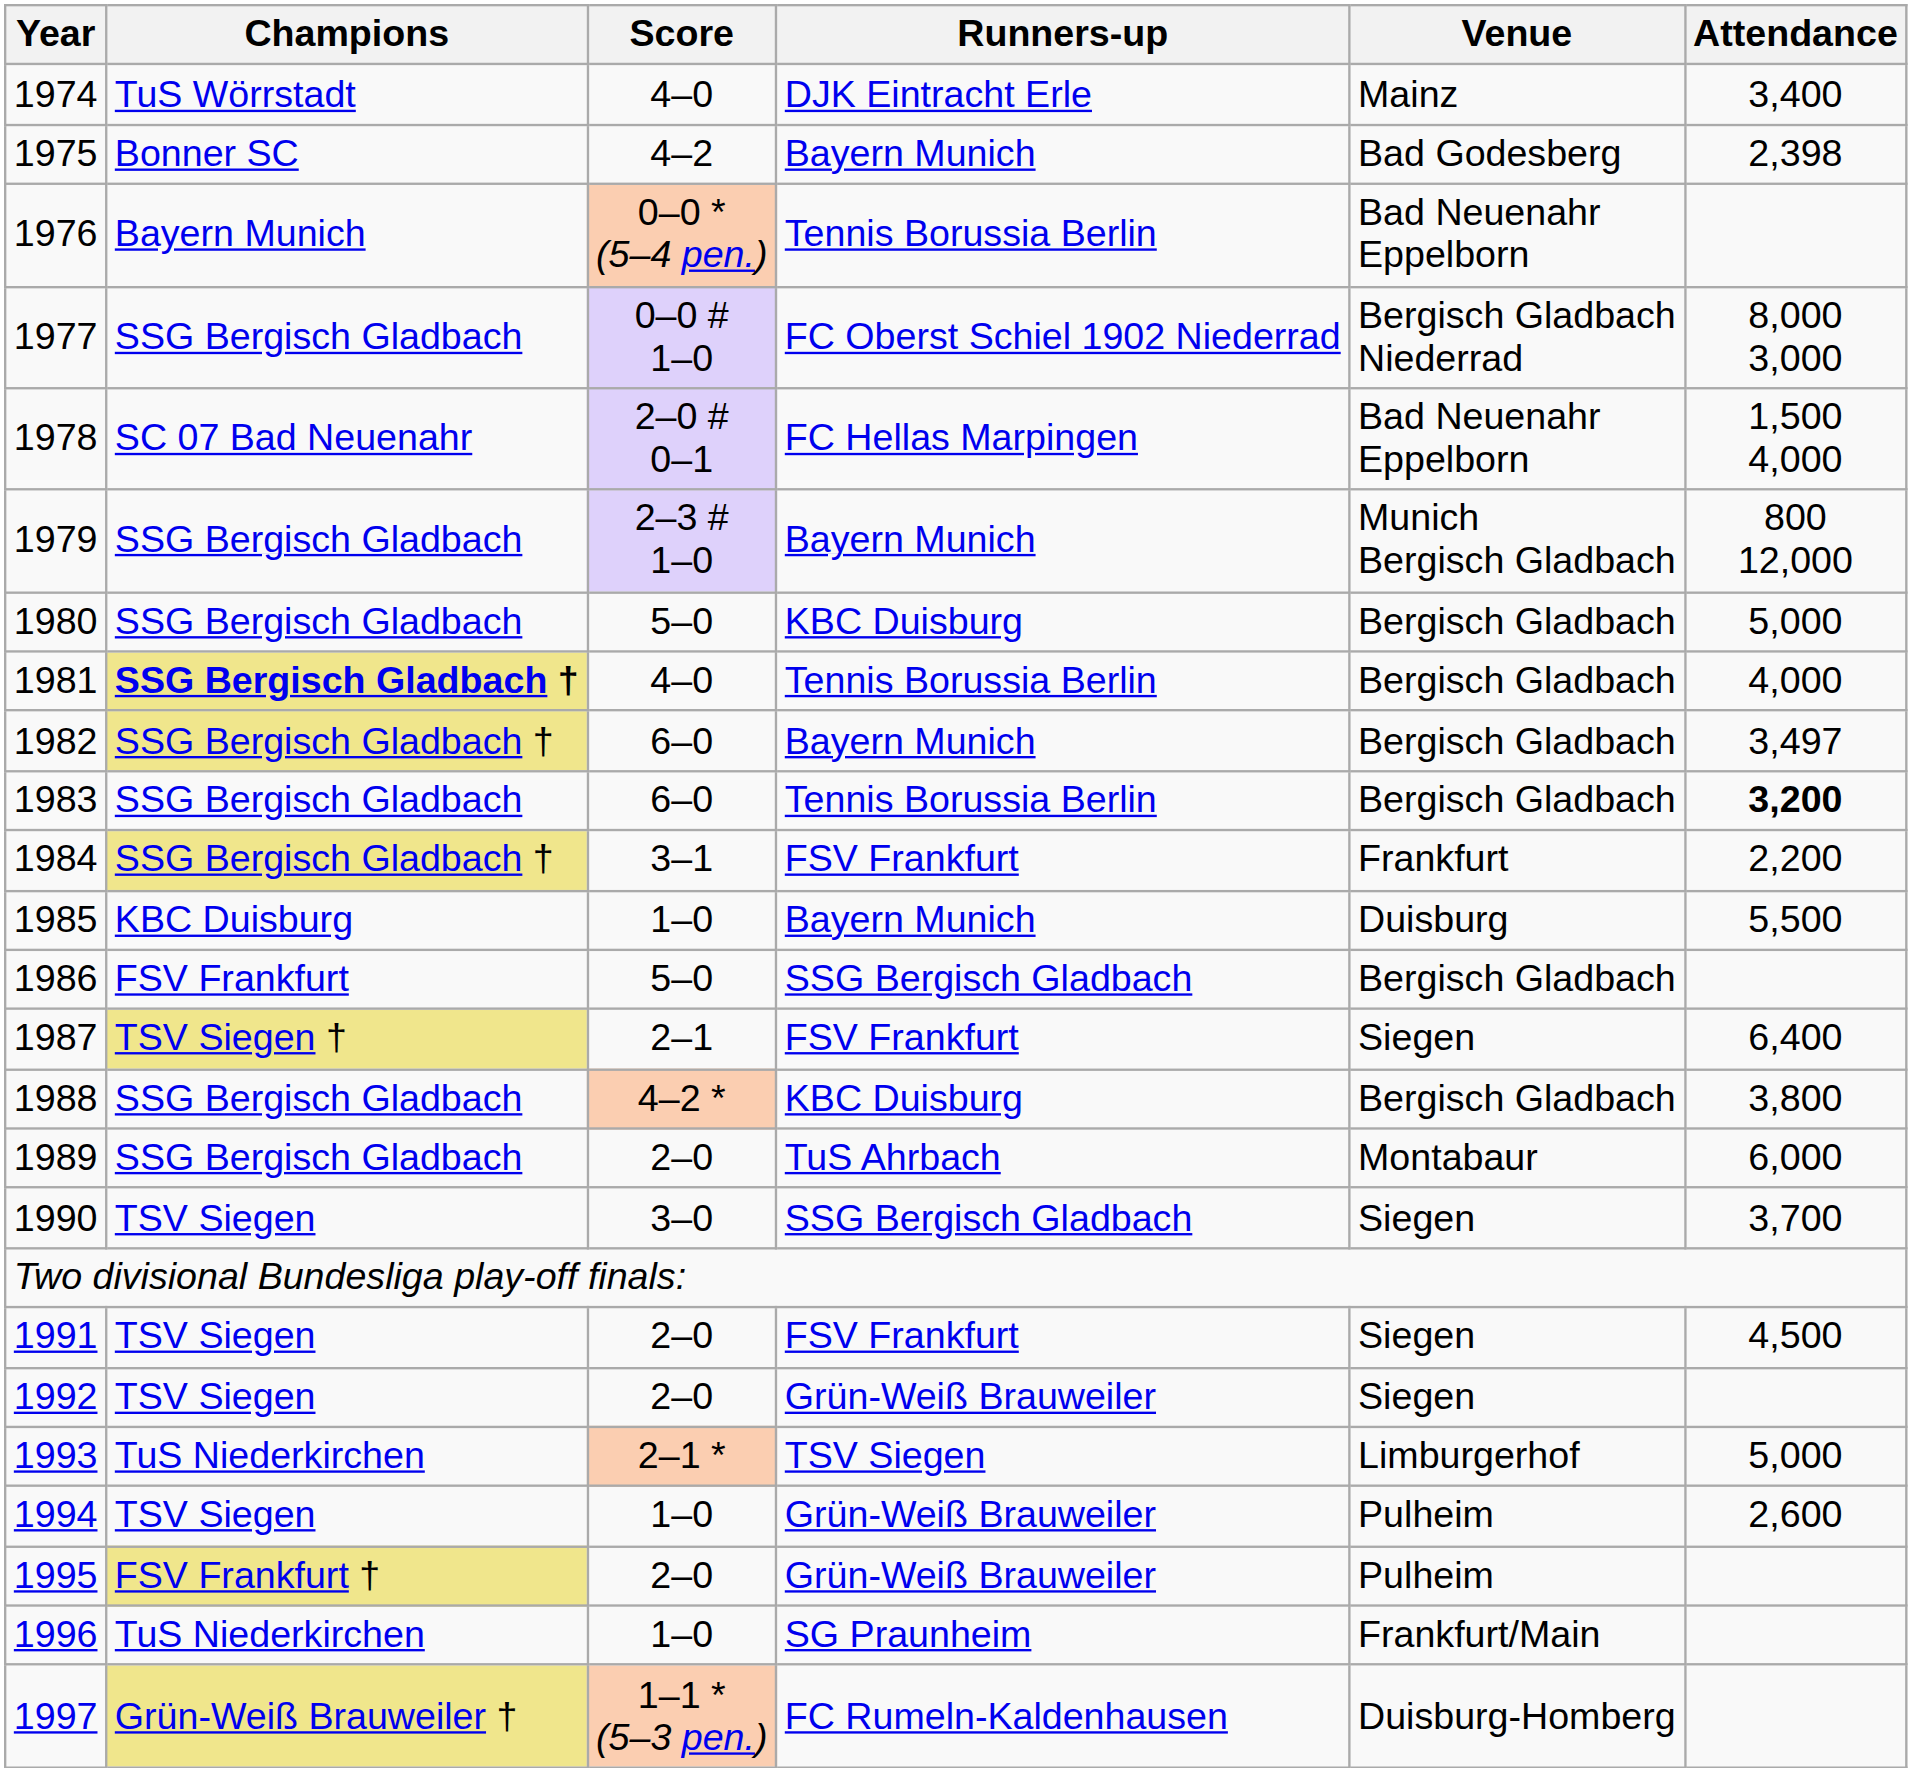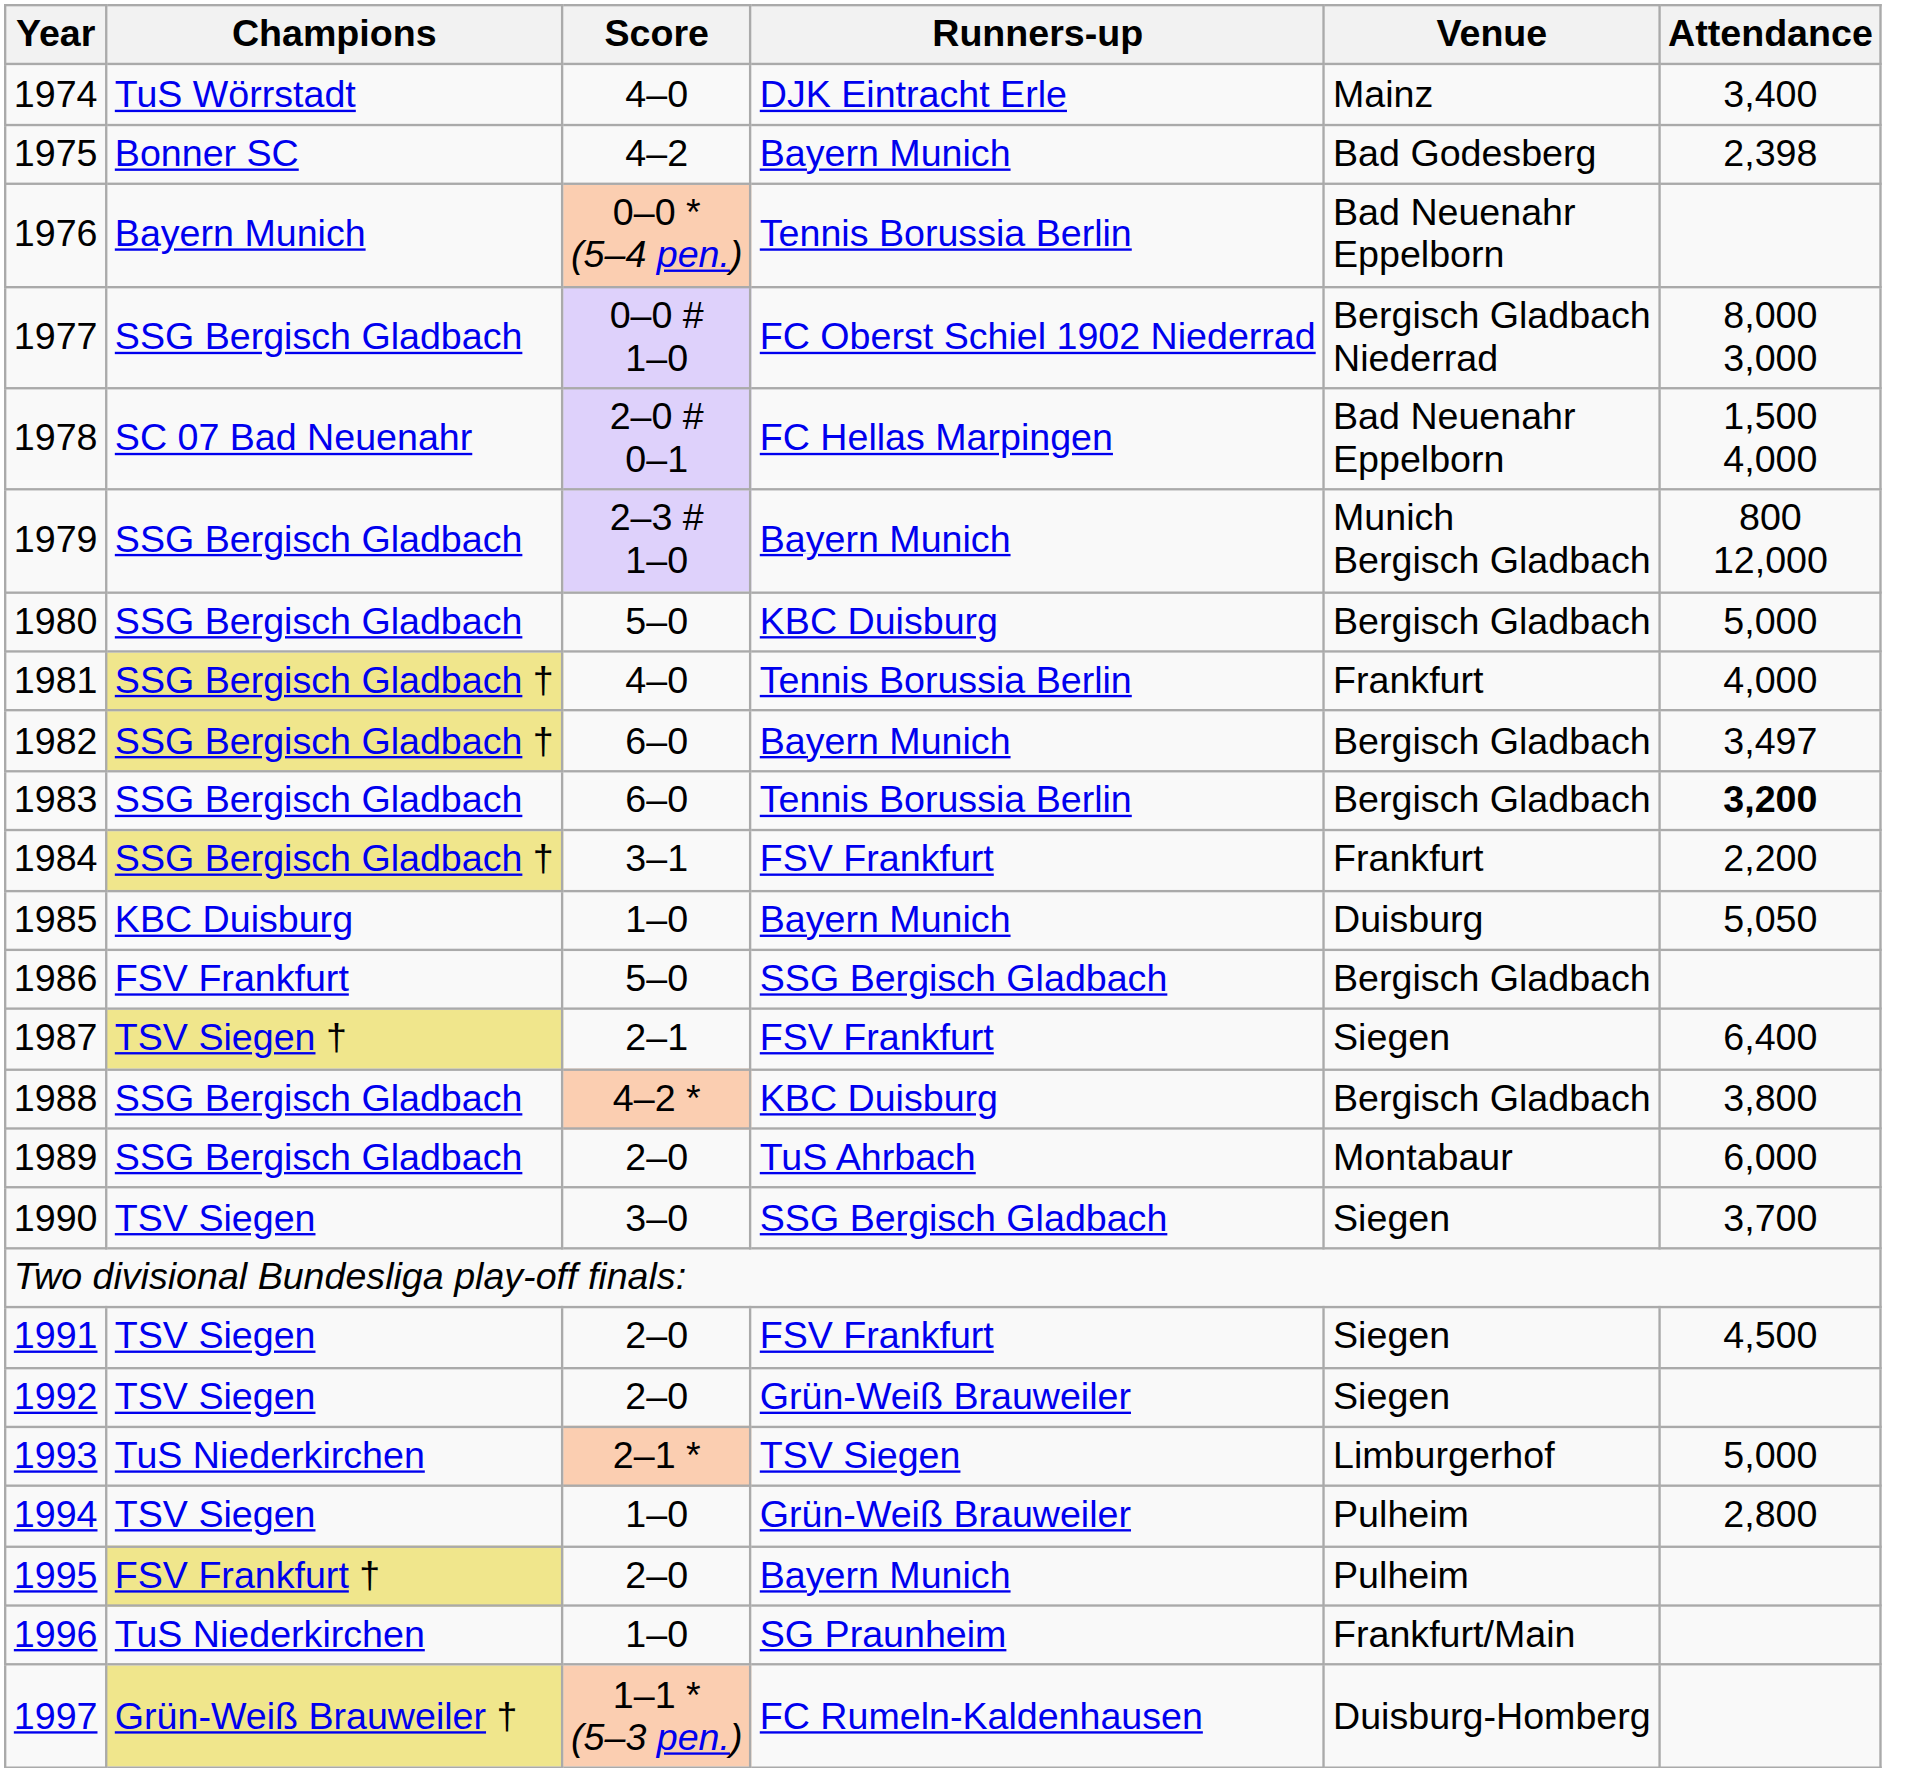(347, 680) bold -> (334, 680) normal
(1517, 680) Bergisch Gladbach -> (1408, 680) Frankfurt
(1795, 919) 5,500 -> (1770, 919) 5,050
(1795, 1515) 2,600 -> (1770, 1515) 2,800
(970, 1575) Grün-Weiß Brauweiler -> (885, 1575) Bayern Munich
